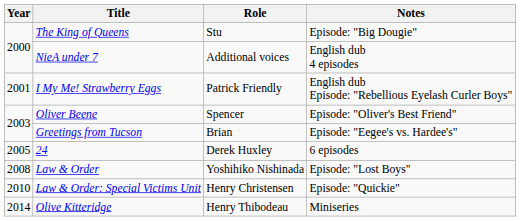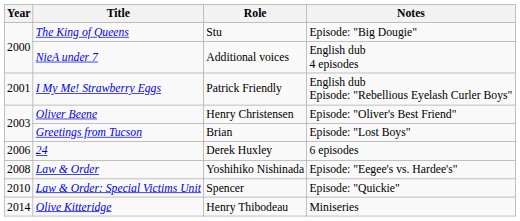(225, 114) Spencer -> (250, 114) Henry Christensen
(383, 132) Episode: "Eegee's vs. Hardee's" -> (360, 132) Episode: "Lost Boys"
(19, 151) 2005 -> (19, 151) 2006
(360, 169) Episode: "Lost Boys" -> (383, 169) Episode: "Eegee's vs. Hardee's"
(250, 188) Henry Christensen -> (225, 188) Spencer
